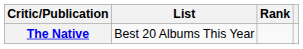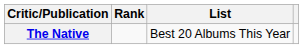columns swapped: (184, 14) <-> (275, 14)
